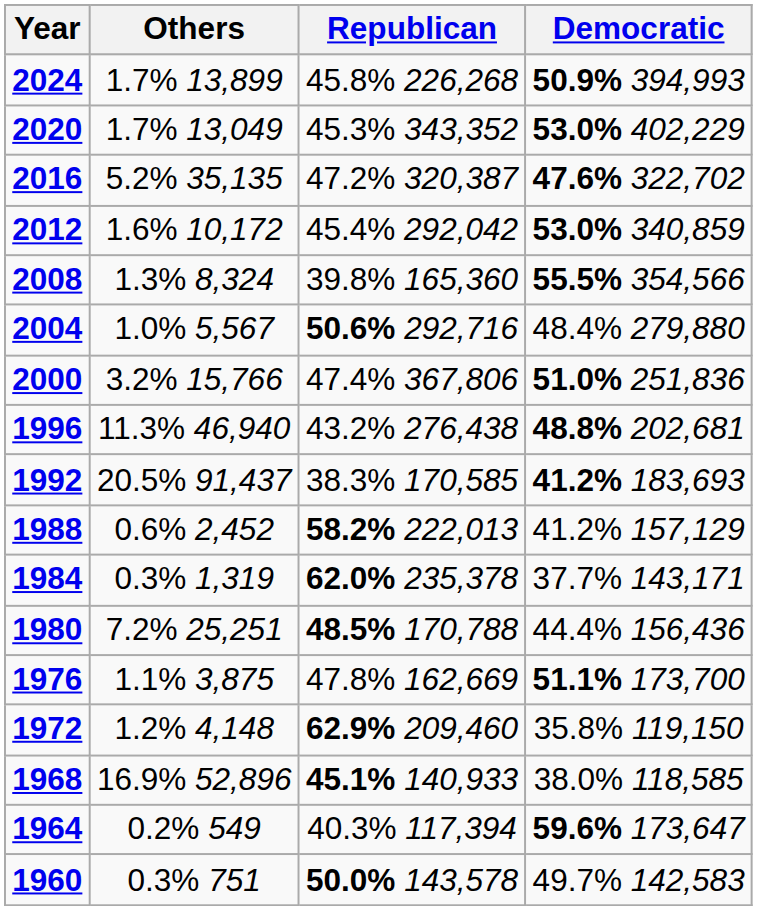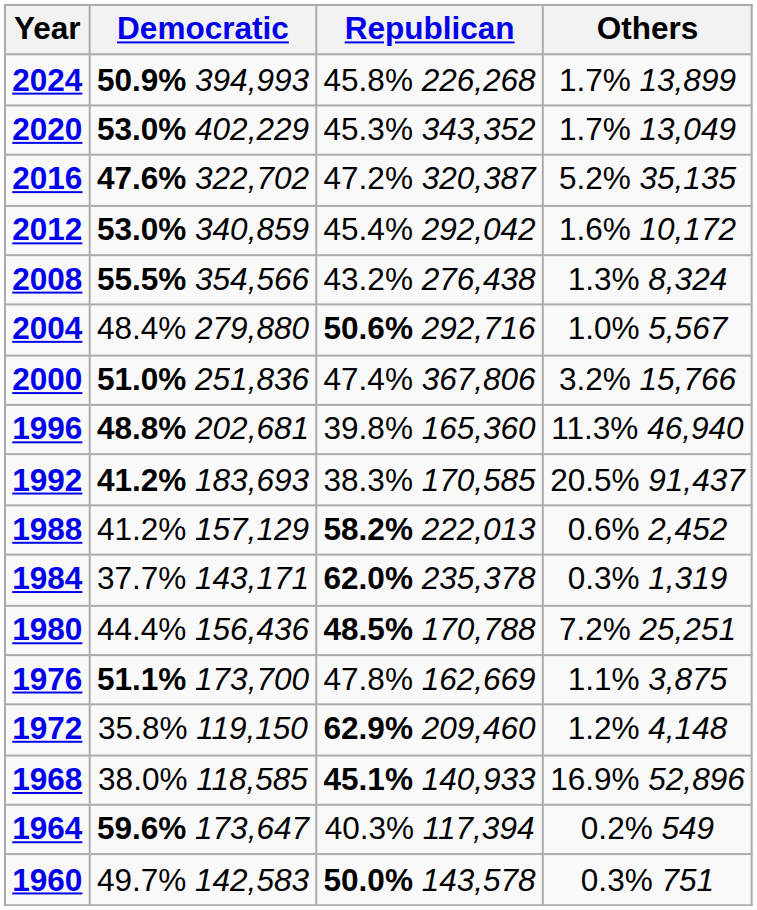columns swapped: (639, 29) <-> (194, 29)
(412, 279) 39.8% 165,360 -> (430, 279) 43.2% 276,438
(412, 429) 43.2% 276,438 -> (430, 429) 39.8% 165,360
